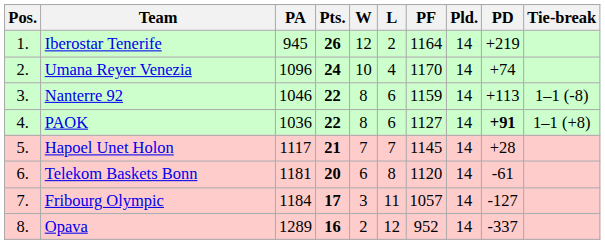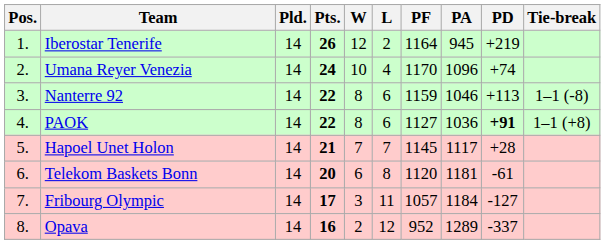columns swapped: (464, 17) <-> (295, 17)
